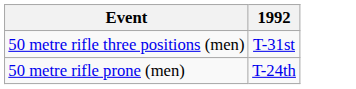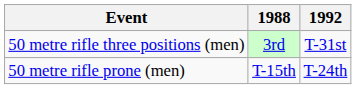+ column: (274, 17)
